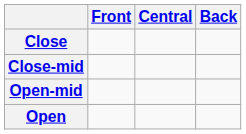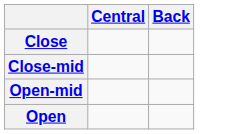- column: (111, 16)
